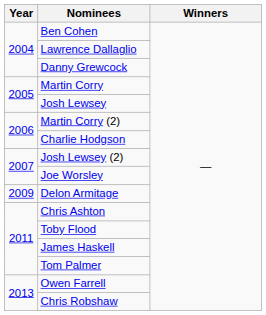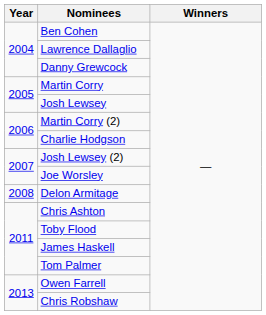(21, 193) 2009 -> (21, 193) 2008
